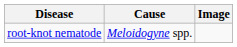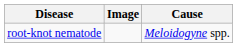columns swapped: (150, 14) <-> (214, 14)
